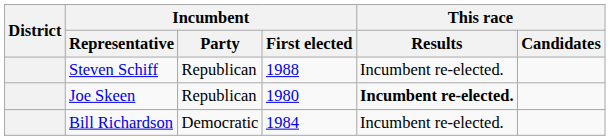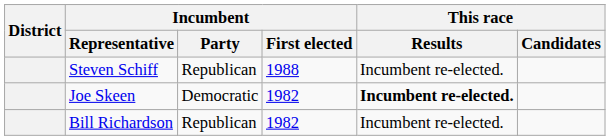(219, 95) Republican -> (220, 95) Democratic
(282, 95) 1980 -> (282, 95) 1982
(220, 122) Democratic -> (219, 122) Republican
(282, 122) 1984 -> (282, 122) 1982
